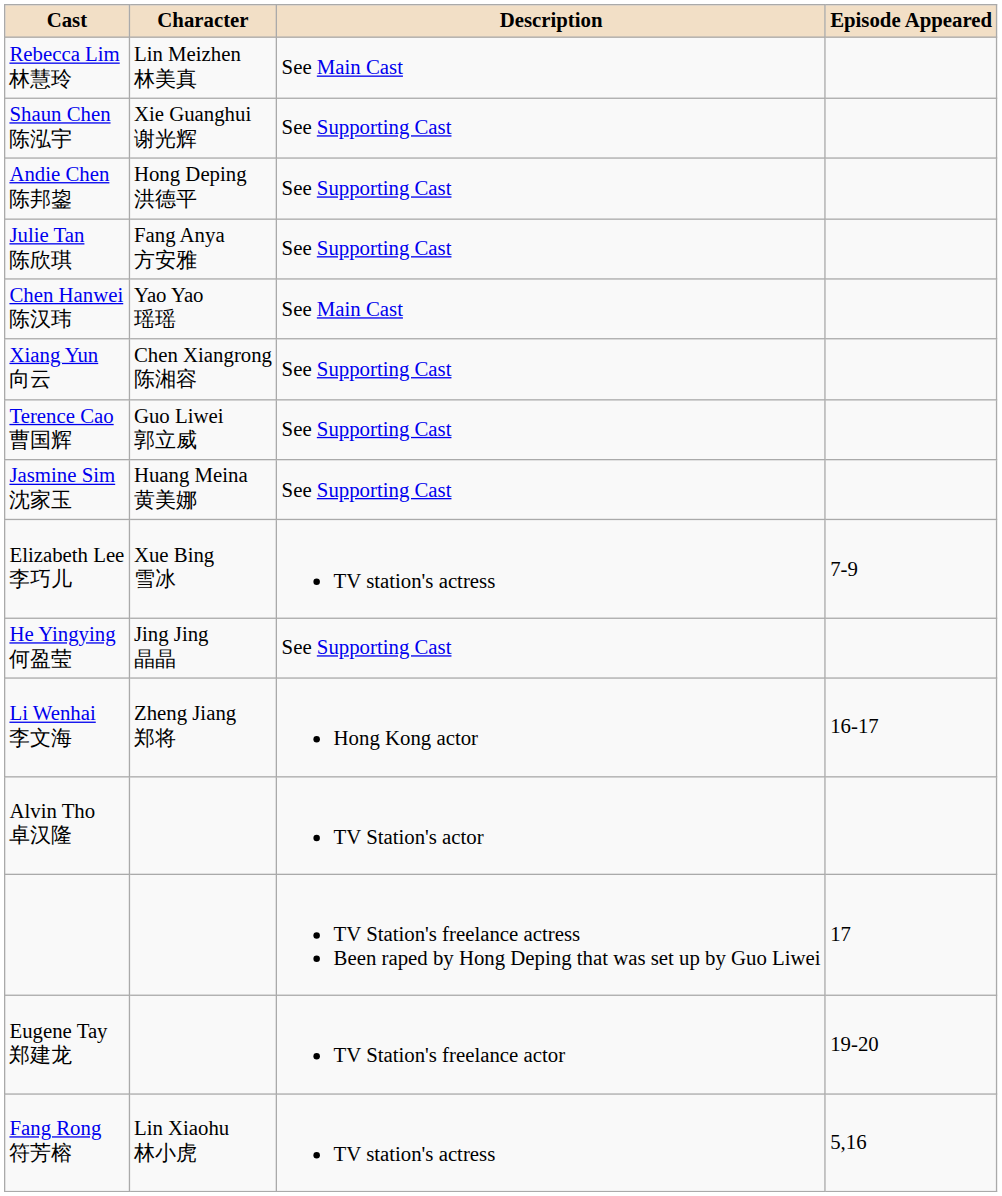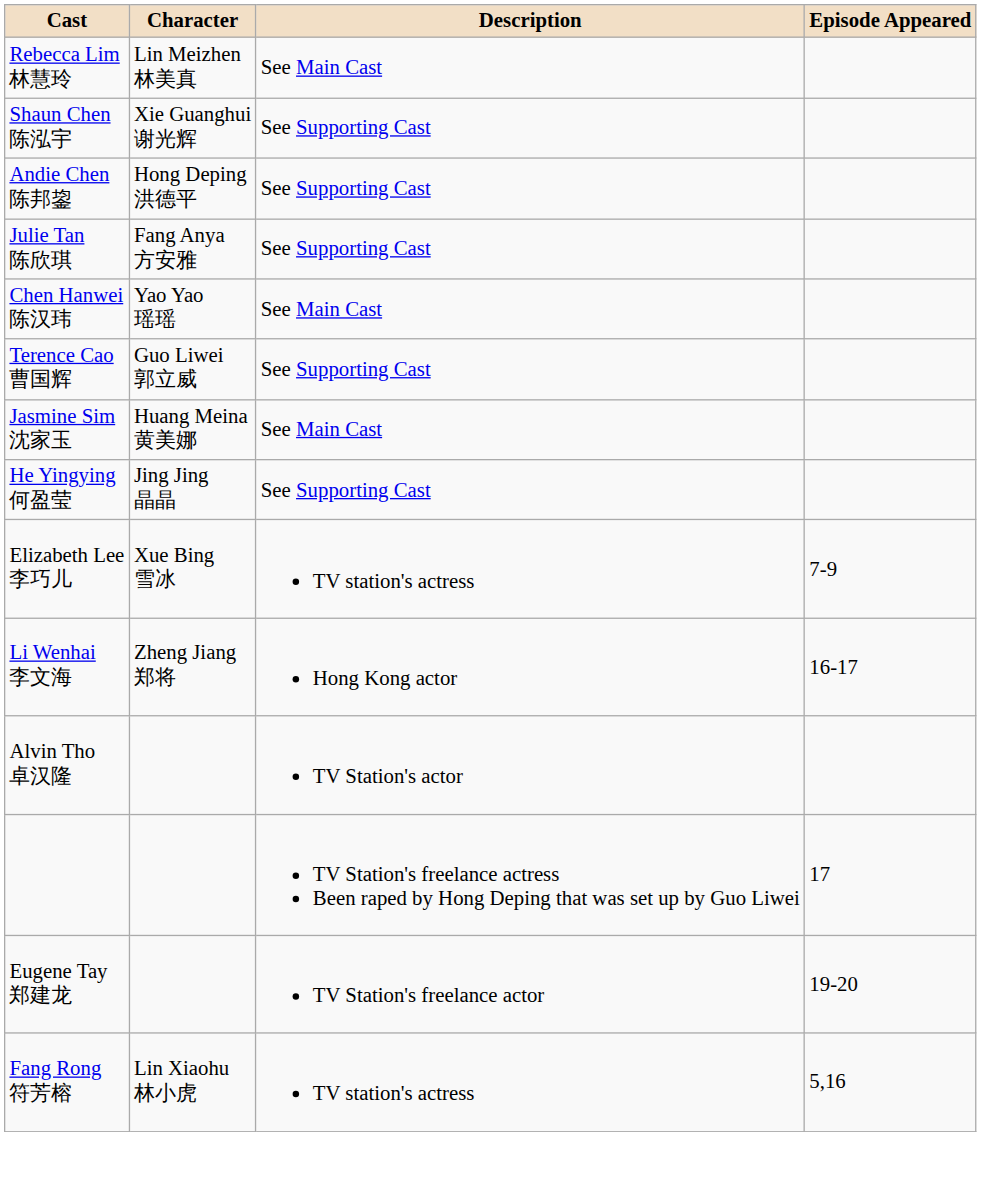- row: (54, 367)
(367, 489) See Supporting Cast -> (321, 429) See Main Cast
rows swapped: (62, 646) <-> (67, 567)
